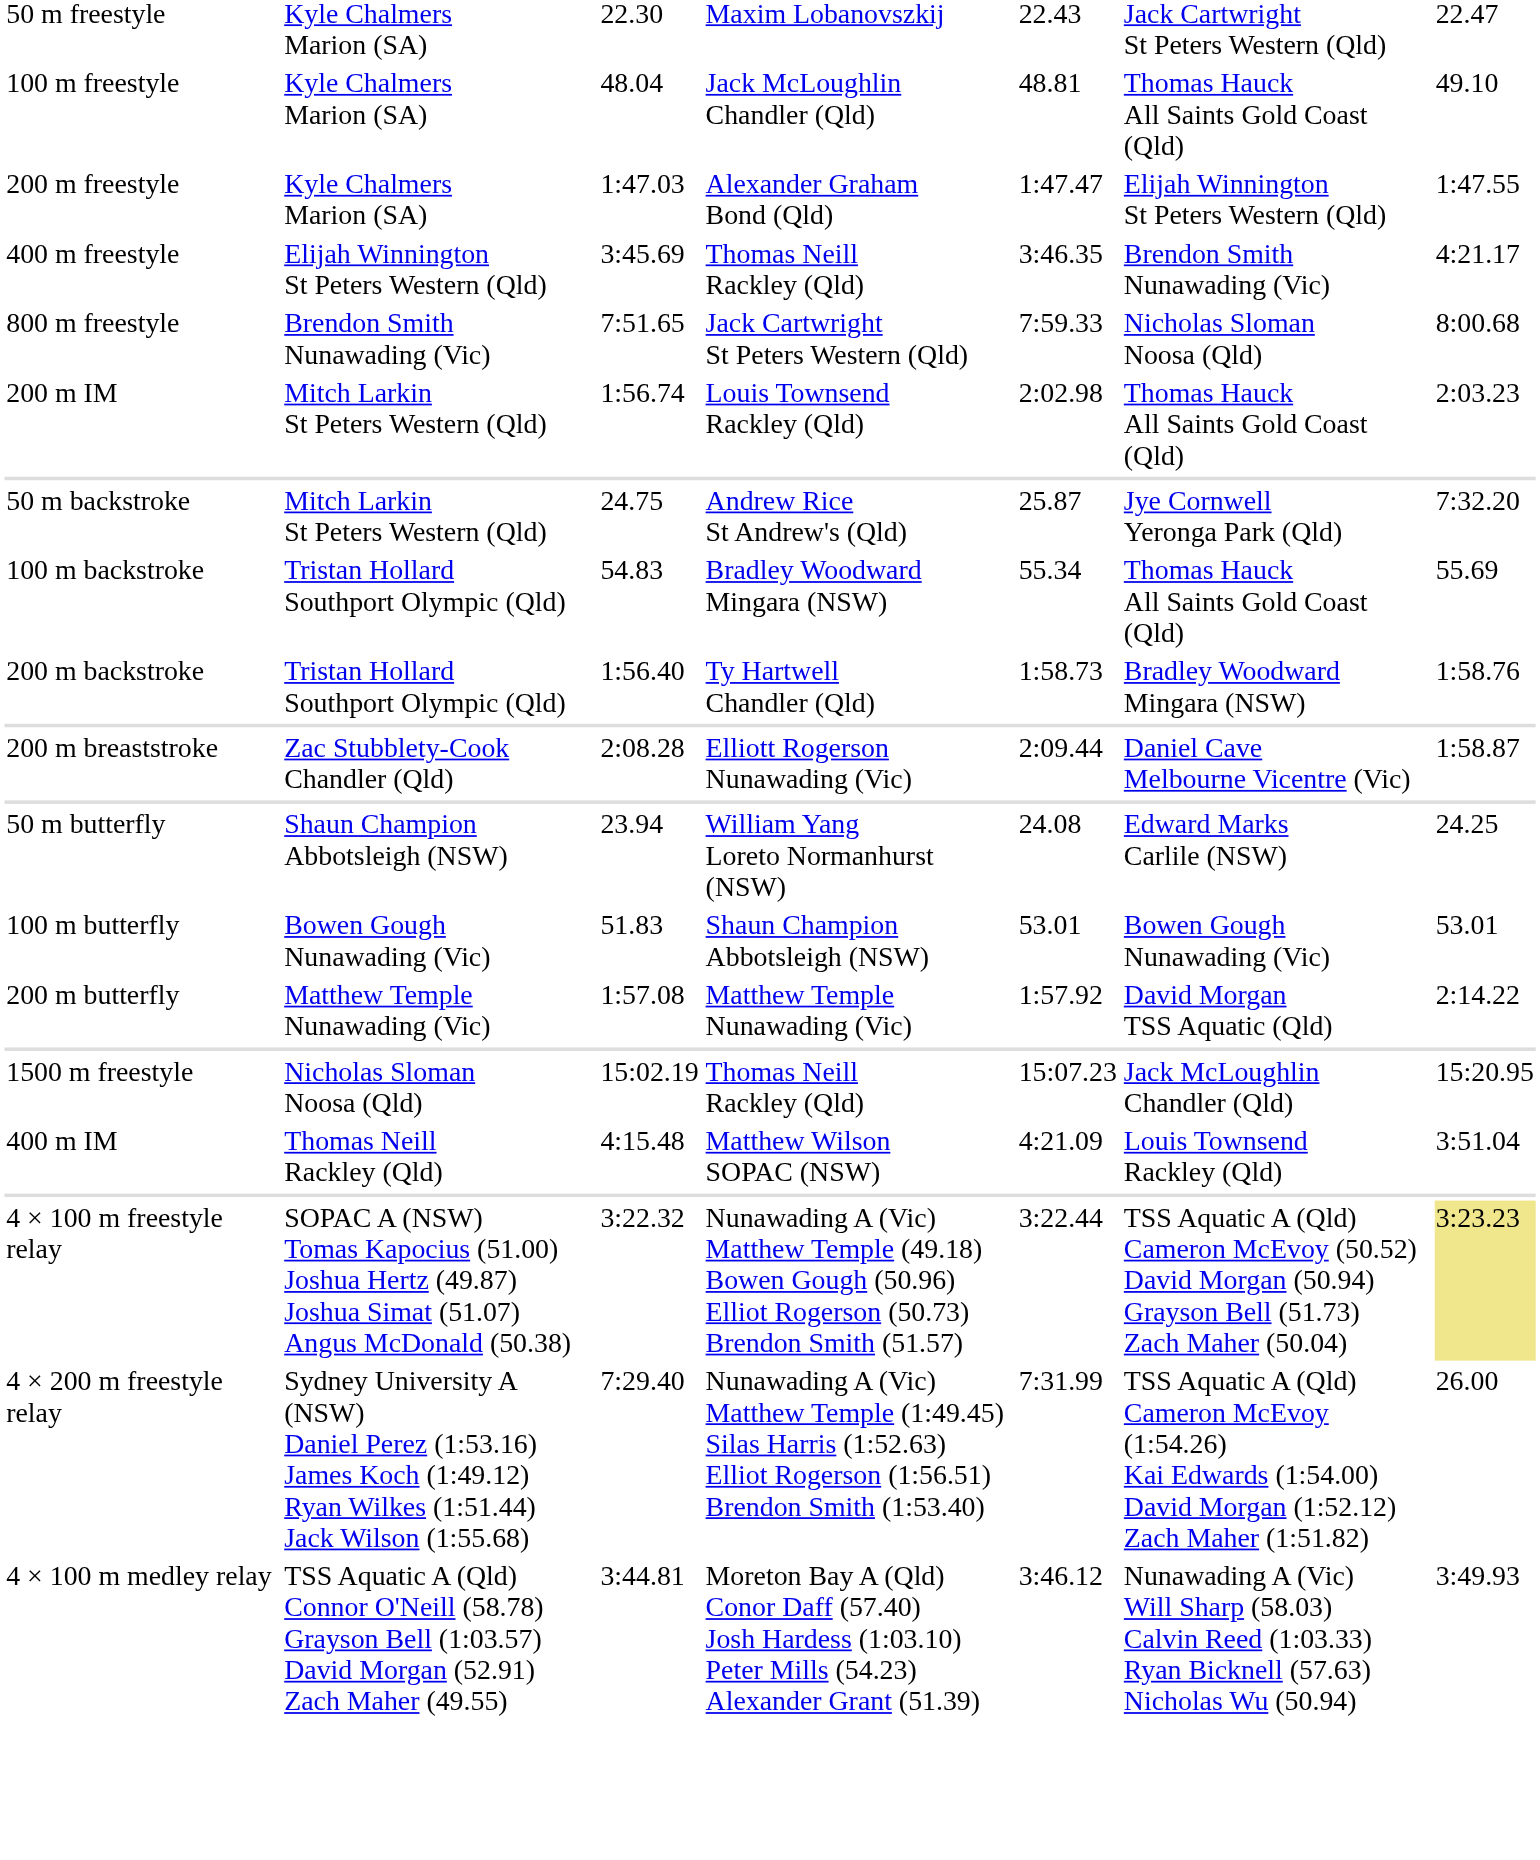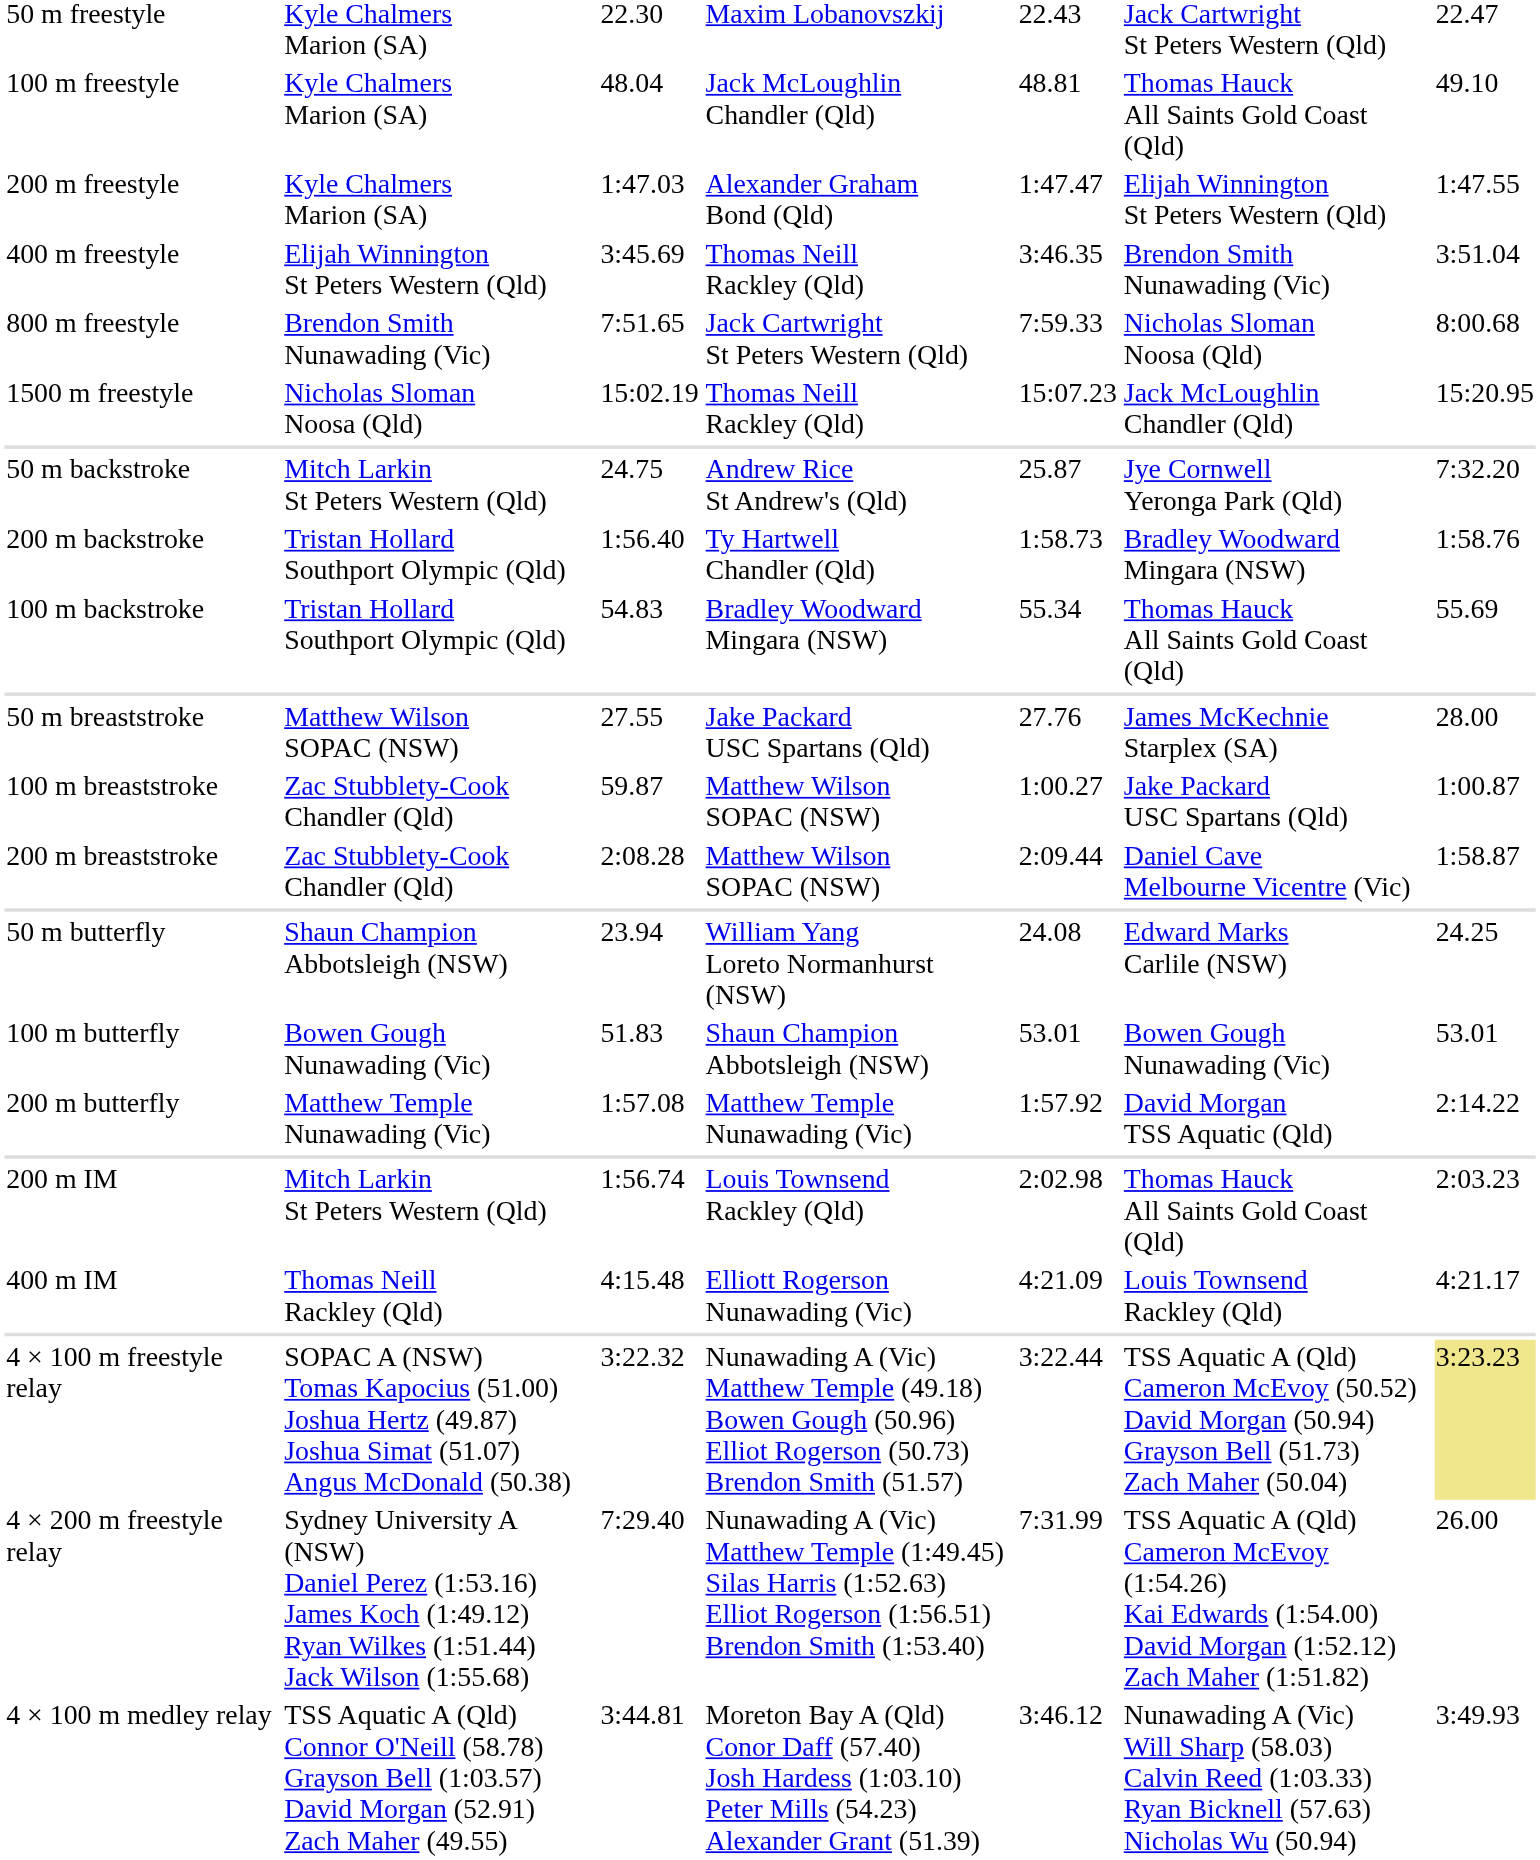(1478, 253) 4:21.17 -> (1478, 253) 3:51.04
rows swapped: (100, 1071) <-> (62, 392)
rows swapped: (105, 570) <-> (105, 671)
+ row: (105, 716)
+ row: (112, 786)
(809, 763) Elliott Rogerson Nunawading (Vic) -> (798, 871) Matthew Wilson SOPAC (NSW)
(798, 1156) Matthew Wilson SOPAC (NSW) -> (809, 1295) Elliott Rogerson Nunawading (Vic)
(1478, 1141) 3:51.04 -> (1478, 1280) 4:21.17
